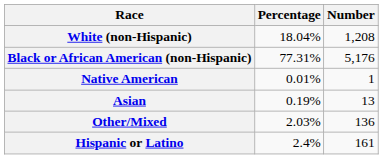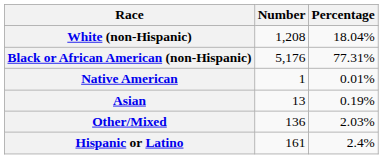columns swapped: (351, 15) <-> (289, 15)
